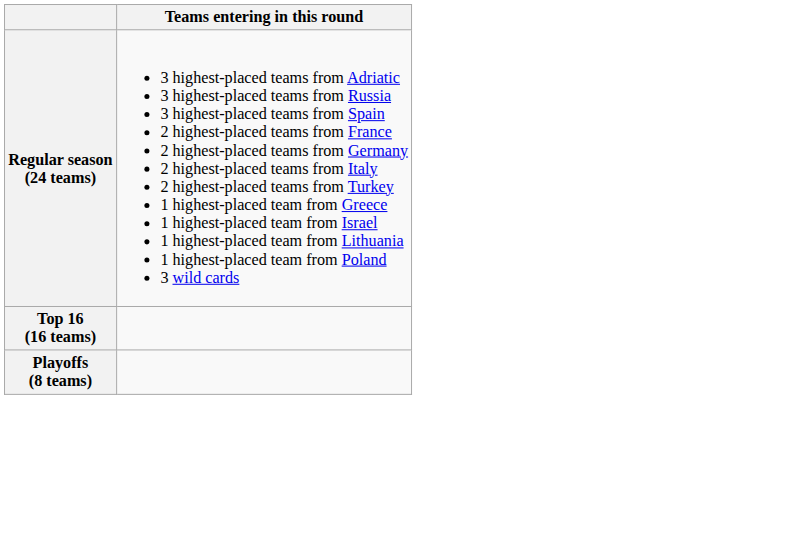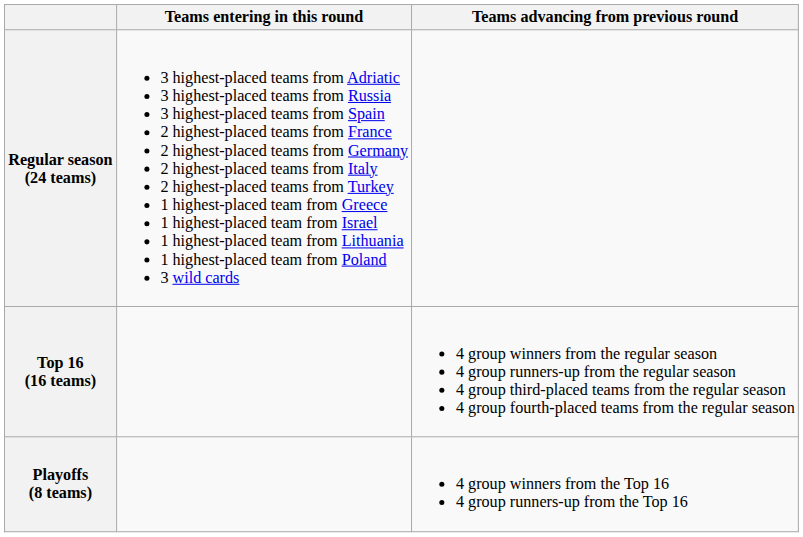+ column: (605, 17)
